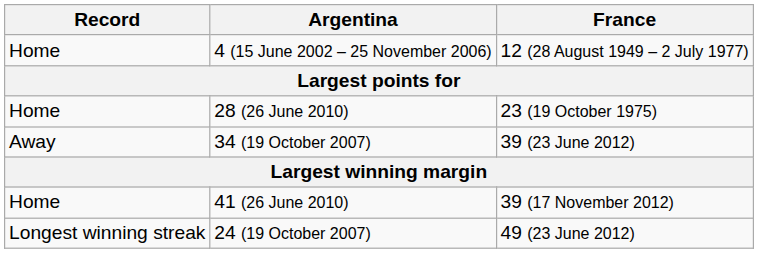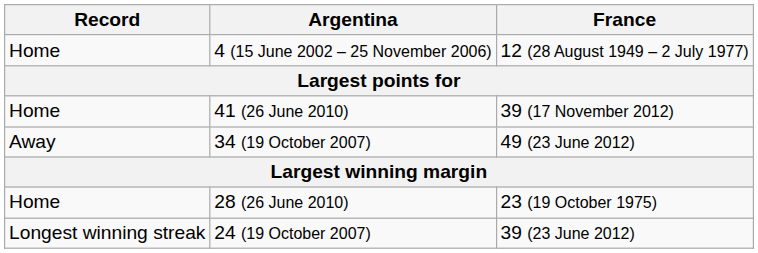rows swapped: (281, 202) <-> (281, 111)
(568, 141) 39 (23 June 2012) -> (568, 141) 49 (23 June 2012)
(568, 232) 49 (23 June 2012) -> (568, 232) 39 (23 June 2012)
